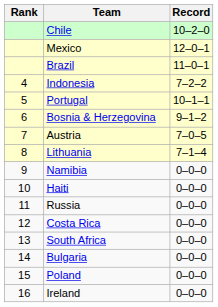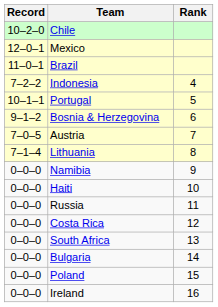columns swapped: (24, 13) <-> (191, 13)
